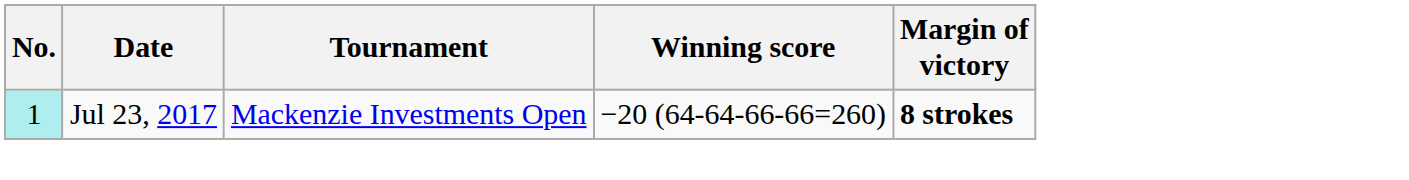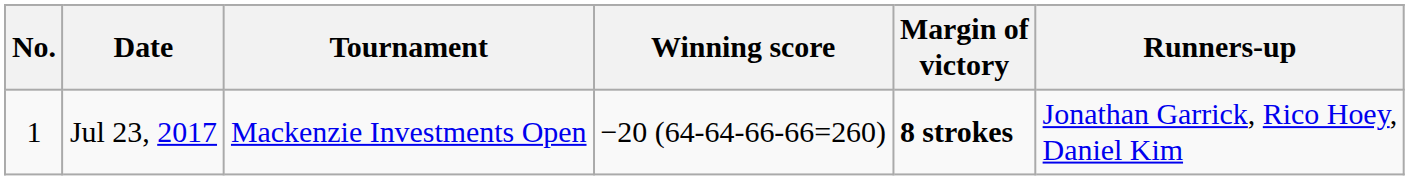+ column: (1220, 47)
(34, 114) paleturquoise background -> (34, 131) no background
